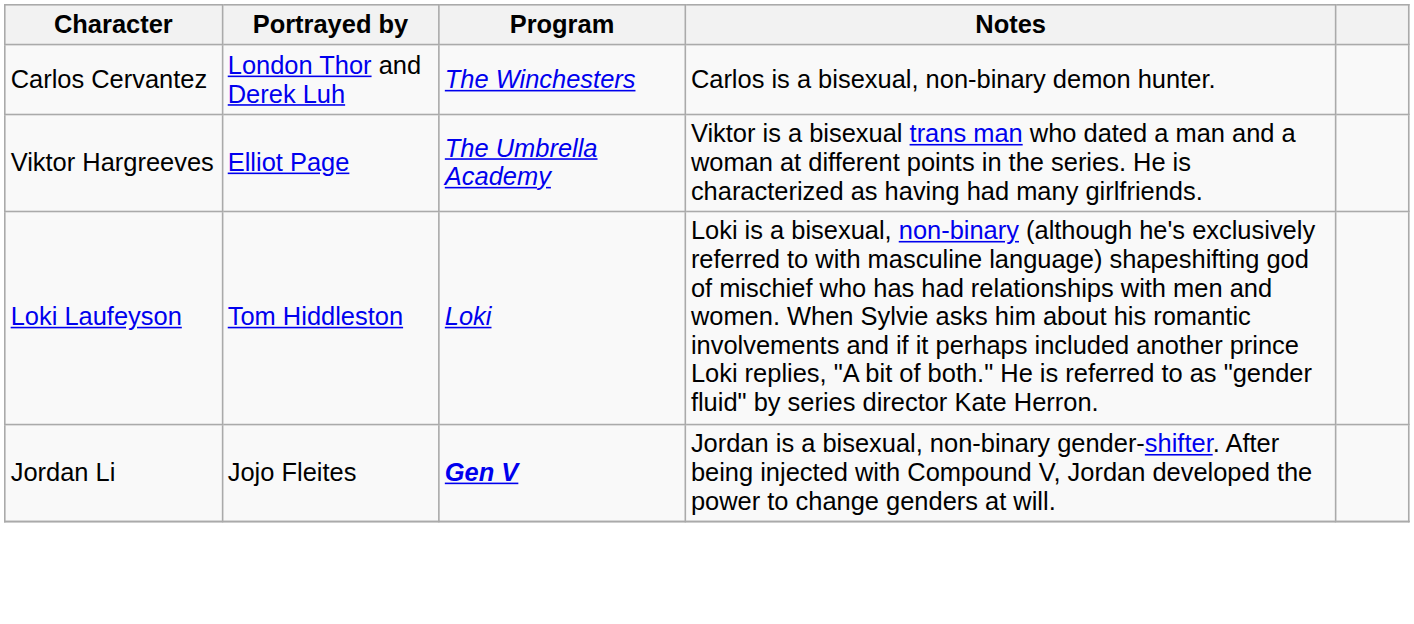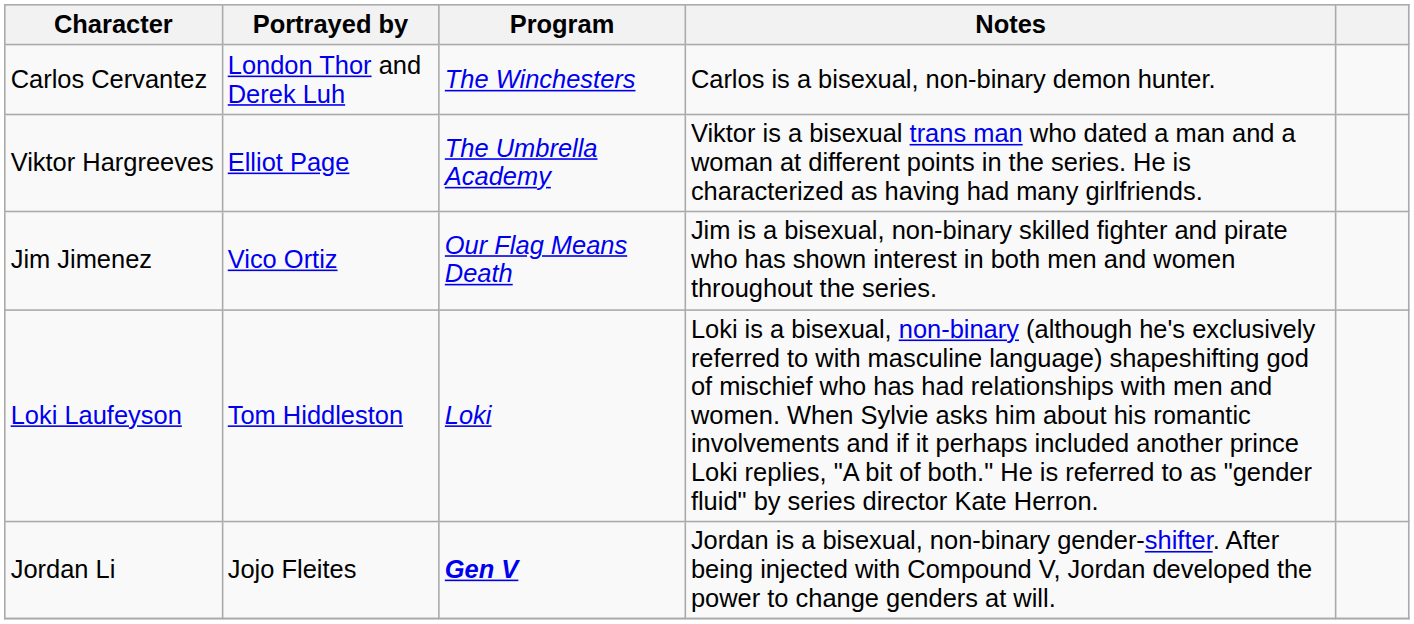+ row: (81, 260)
